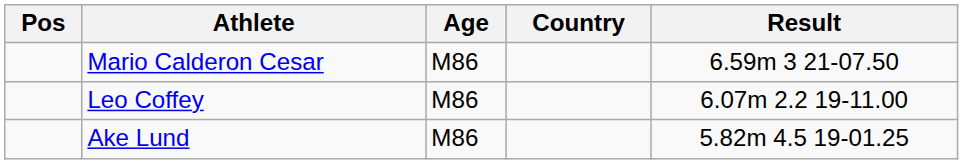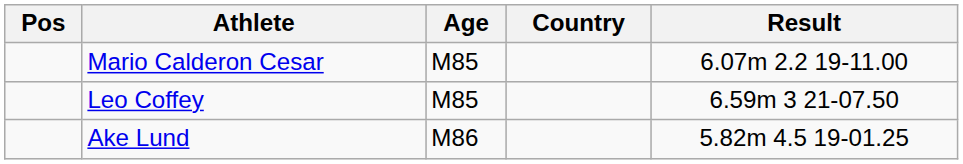(455, 61) M86 -> (455, 61) M85
(804, 61) 6.59m 3 21-07.50 -> (804, 61) 6.07m 2.2 19-11.00
(455, 100) M86 -> (455, 100) M85
(804, 100) 6.07m 2.2 19-11.00 -> (804, 100) 6.59m 3 21-07.50
